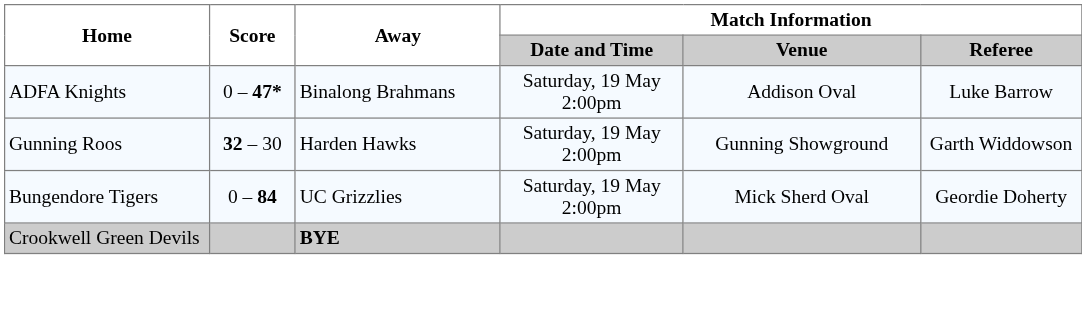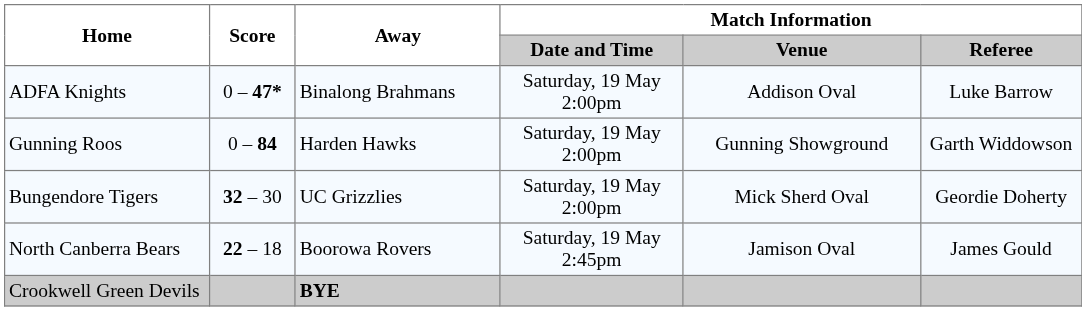(252, 144) 32 – 30 -> (252, 144) 0 – 84
(252, 196) 0 – 84 -> (252, 196) 32 – 30
+ row: (95, 249)
